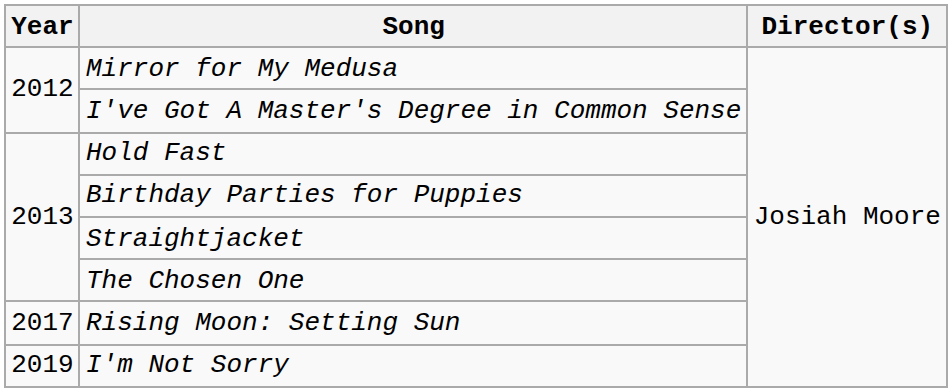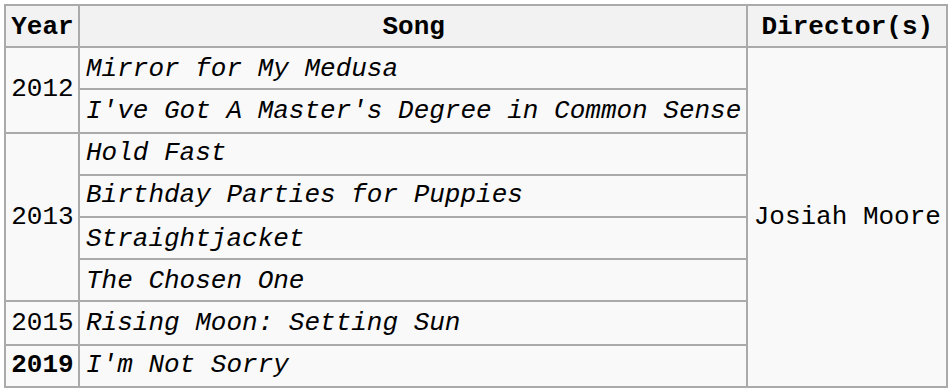(42, 323) 2017 -> (42, 323) 2015
(42, 365) normal -> (42, 365) bold
